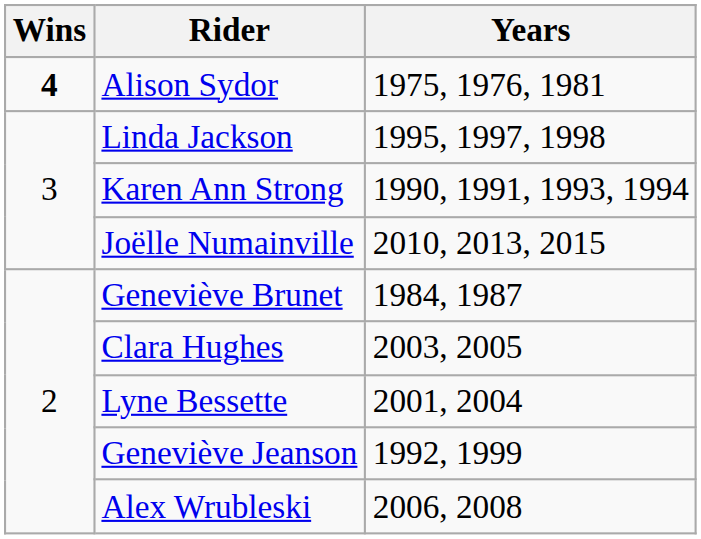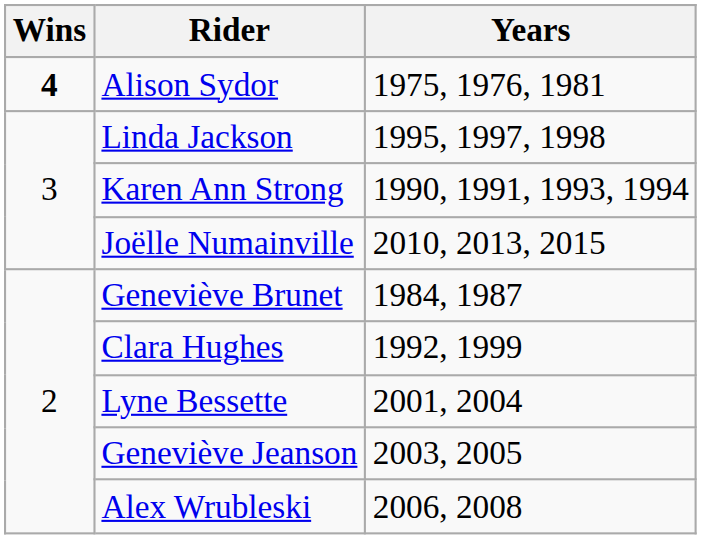(448, 347) 2003, 2005 -> (448, 347) 1992, 1999
(448, 453) 1992, 1999 -> (448, 453) 2003, 2005
